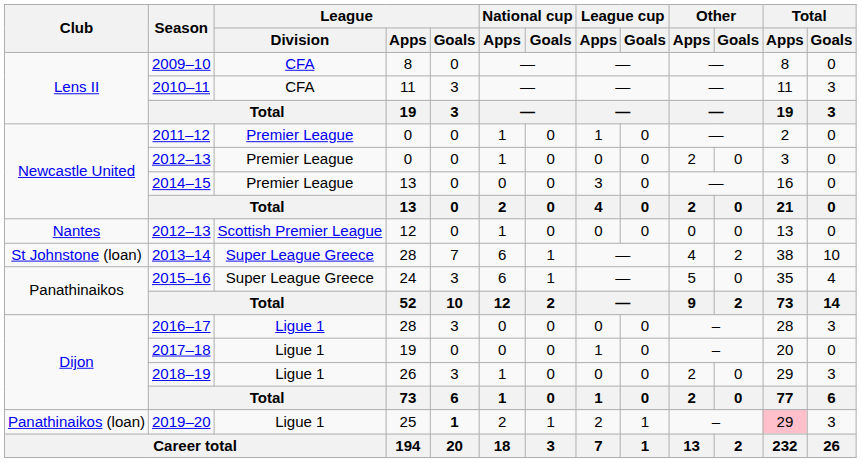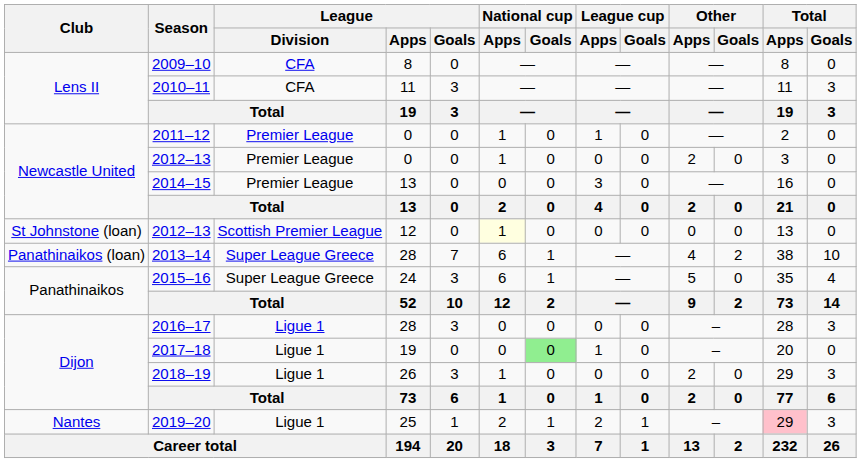(76, 231) Nantes -> (76, 231) St Johnstone (loan)
(502, 231) no background -> (502, 231) lightyellow background
(76, 254) St Johnstone (loan) -> (76, 254) Panathinaikos (loan)
(551, 350) no background -> (551, 350) lightgreen background
(76, 421) Panathinaikos (loan) -> (76, 421) Nantes
(455, 421) bold -> (455, 421) normal
